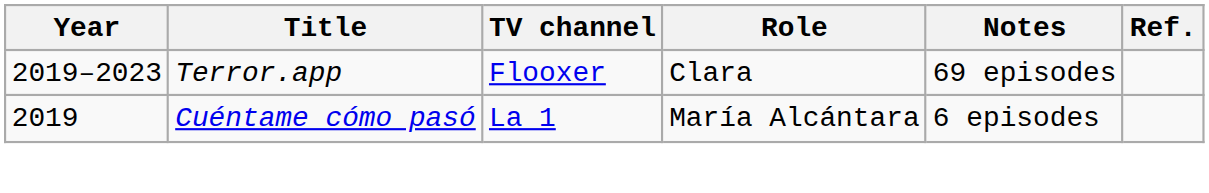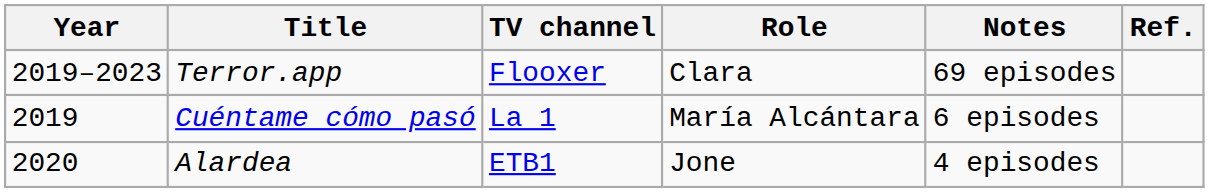+ row: (234, 164)
